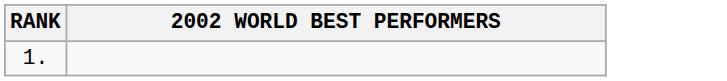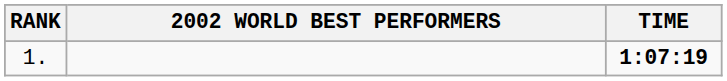+ column: (664, 22)
